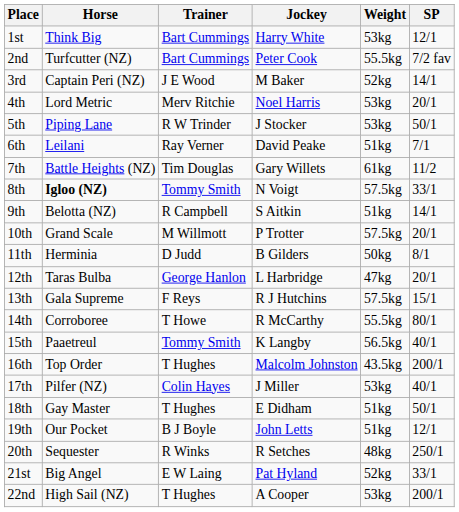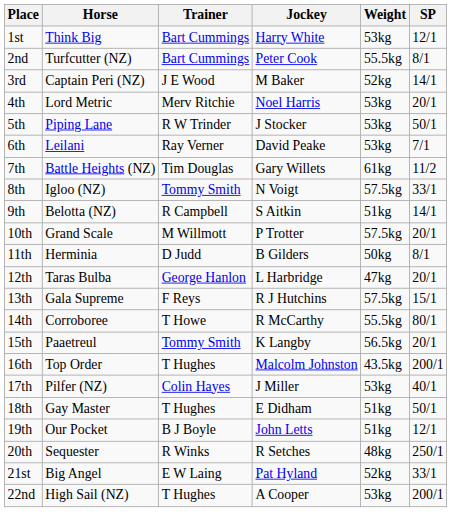(432, 59) 7/2 fav -> (421, 59) 8/1
(378, 146) 51kg -> (378, 146) 53kg
(76, 189) bold -> (75, 189) normal
(425, 342) 40/1 -> (425, 342) 20/1
